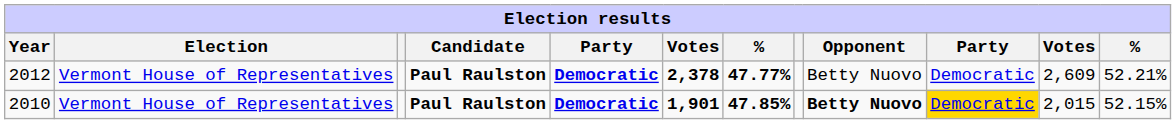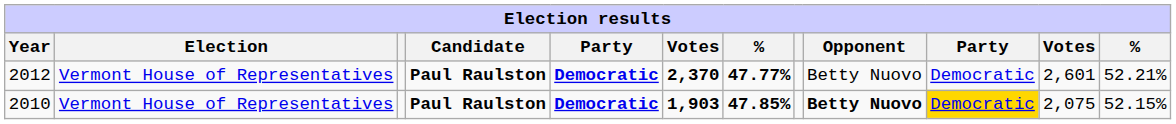(693, 76) 2,378 -> (693, 76) 2,370
(1069, 76) 2,609 -> (1069, 76) 2,601
(693, 104) 1,901 -> (693, 104) 1,903
(1069, 104) 2,015 -> (1069, 104) 2,075
